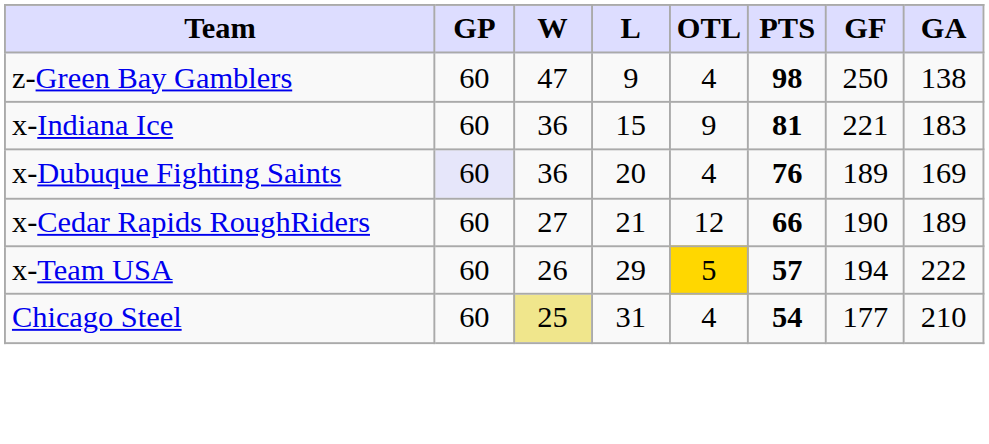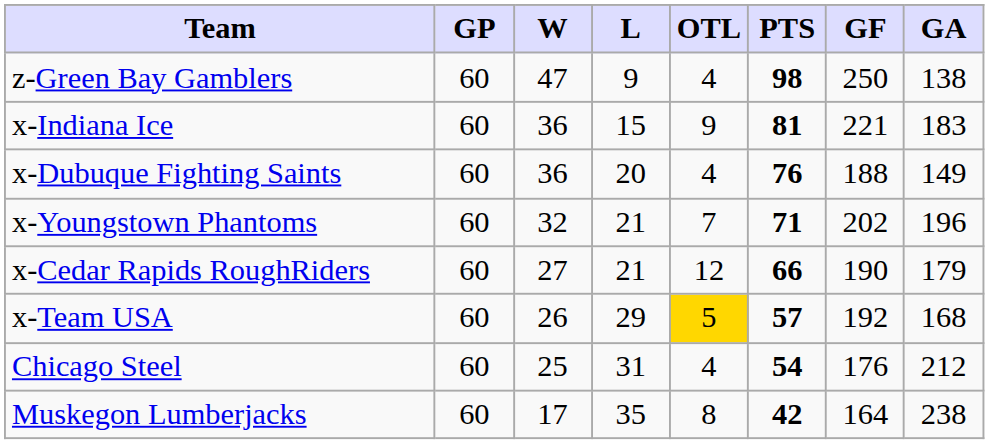(474, 173) lavender background -> (474, 173) no background
(865, 173) 189 -> (865, 173) 188
(944, 173) 169 -> (944, 173) 149
+ row: (165, 221)
(944, 221) 189 -> (944, 269) 179
(865, 269) 194 -> (865, 317) 192
(944, 269) 222 -> (944, 317) 168
(553, 317) khaki background -> (553, 366) no background
(865, 317) 177 -> (865, 366) 176
(944, 317) 210 -> (944, 366) 212
+ row: (159, 414)
